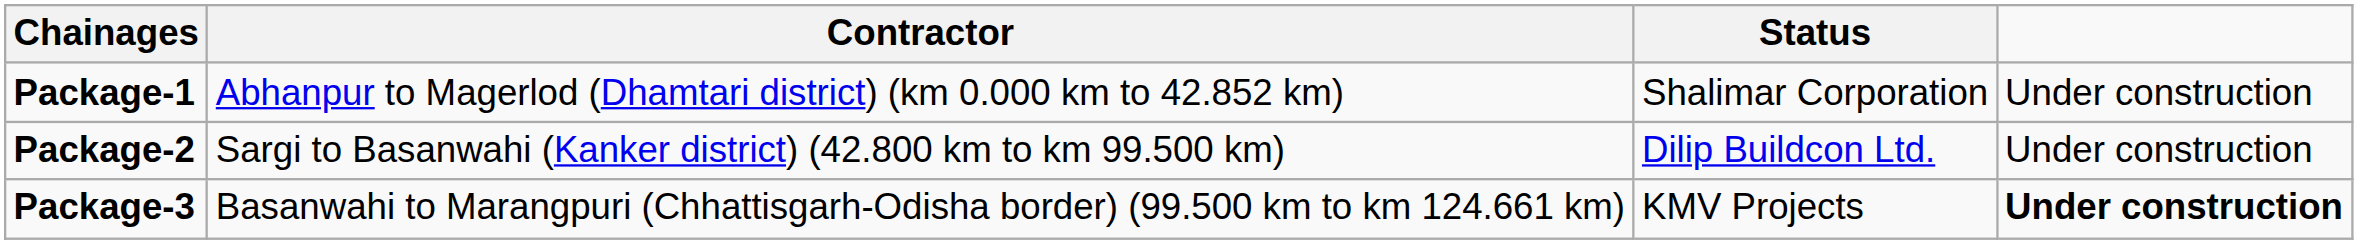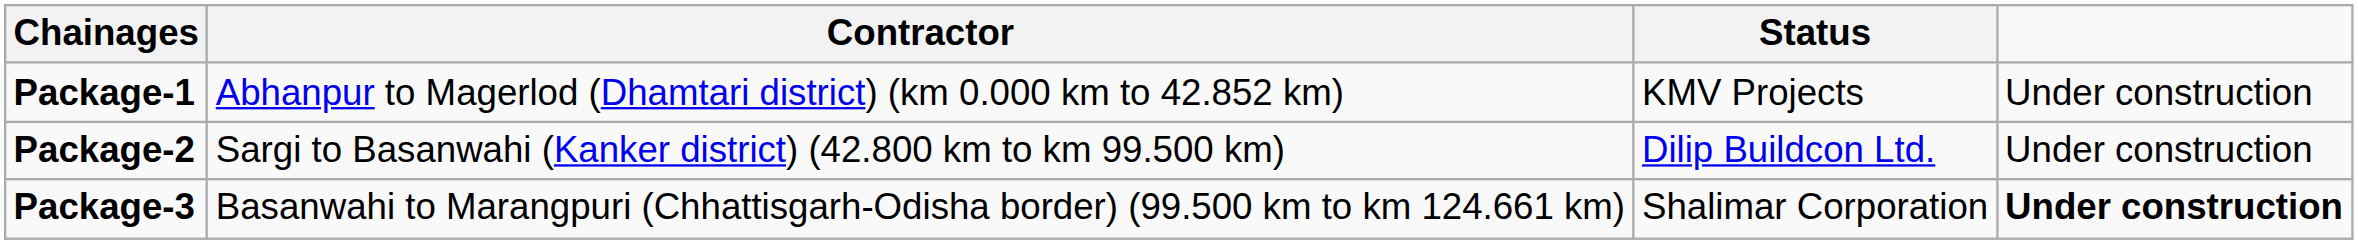(1815, 91) Shalimar Corporation -> (1753, 91) KMV Projects
(1753, 207) KMV Projects -> (1815, 207) Shalimar Corporation
